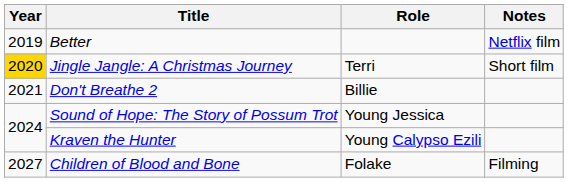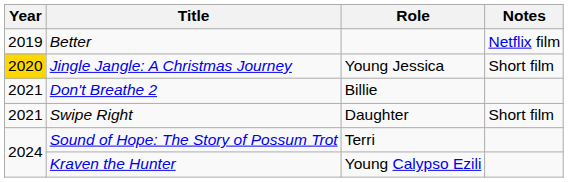(360, 66) Terri -> (394, 66) Young Jessica
+ row: (91, 115)
(394, 115) Young Jessica -> (360, 139) Terri
- row: (145, 164)
